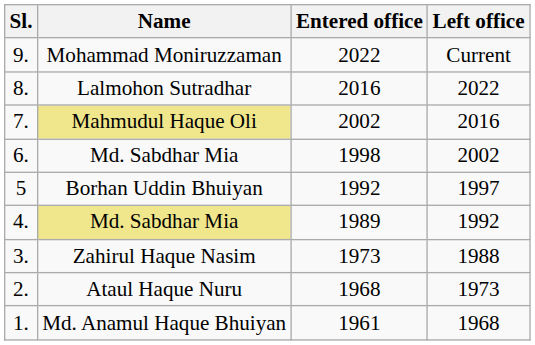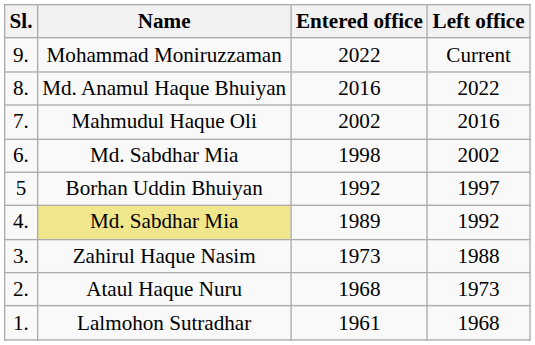(164, 88) Lalmohon Sutradhar -> (164, 88) Md. Anamul Haque Bhuiyan
(164, 121) khaki background -> (164, 121) no background
(164, 322) Md. Anamul Haque Bhuiyan -> (164, 322) Lalmohon Sutradhar
